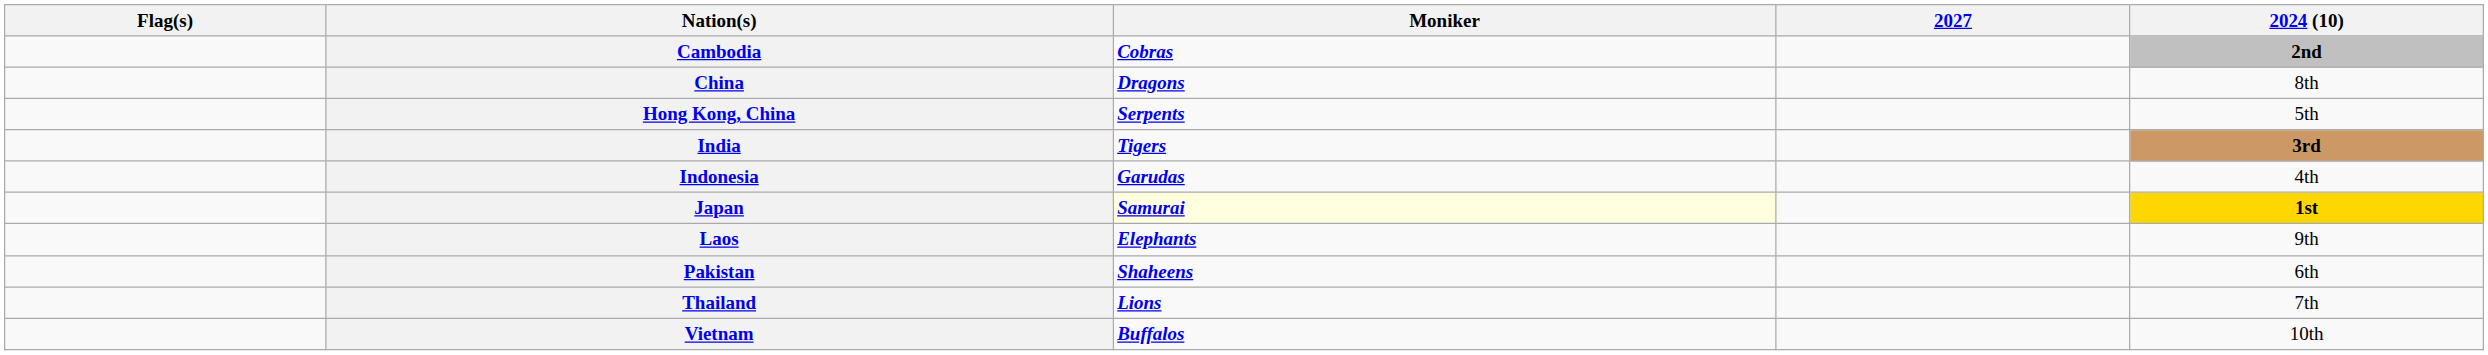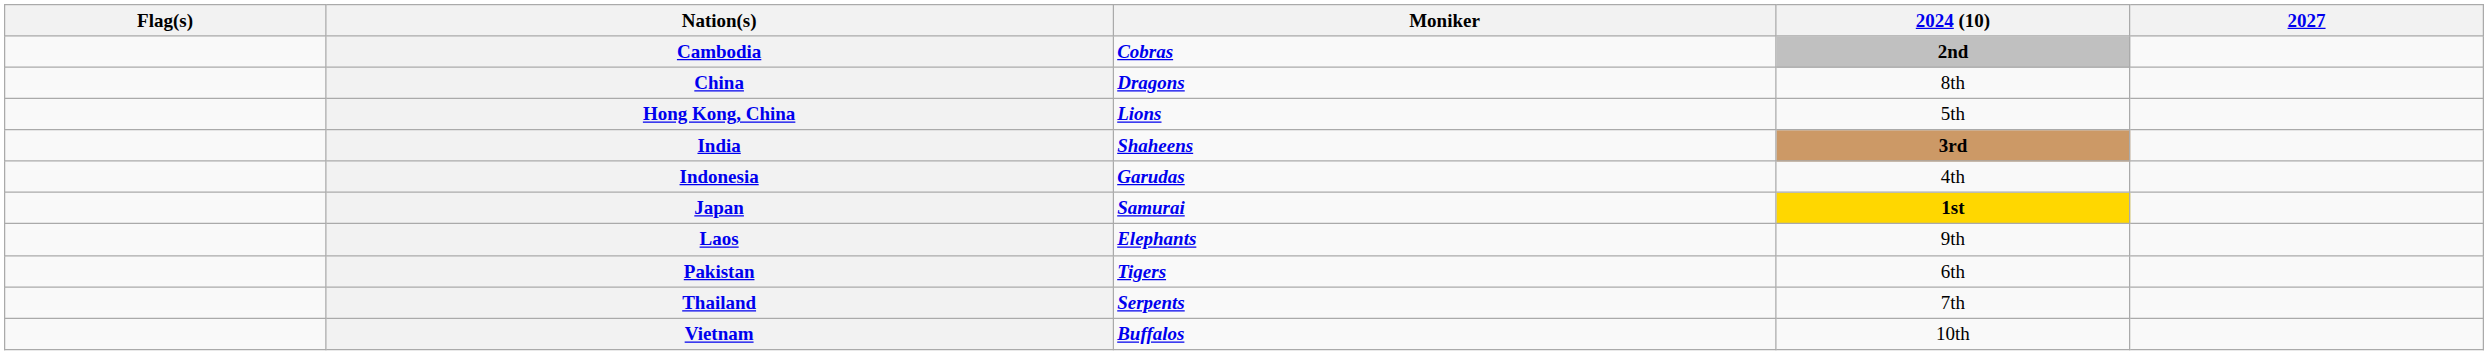columns swapped: (2307, 20) <-> (1953, 20)
(1151, 114) Serpents -> (1139, 114) Lions
(1142, 145) Tigers -> (1155, 145) Shaheens
(1151, 208) lightyellow background -> (1151, 208) no background
(1155, 270) Shaheens -> (1142, 270) Tigers
(1139, 302) Lions -> (1151, 302) Serpents
